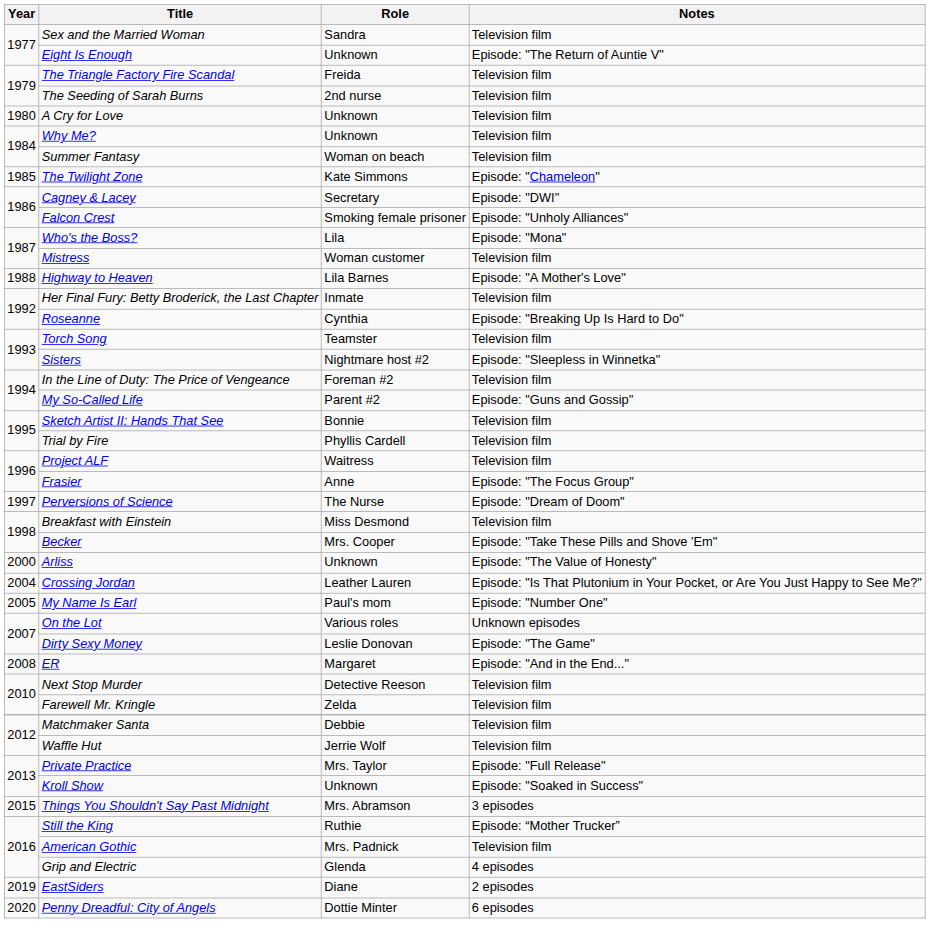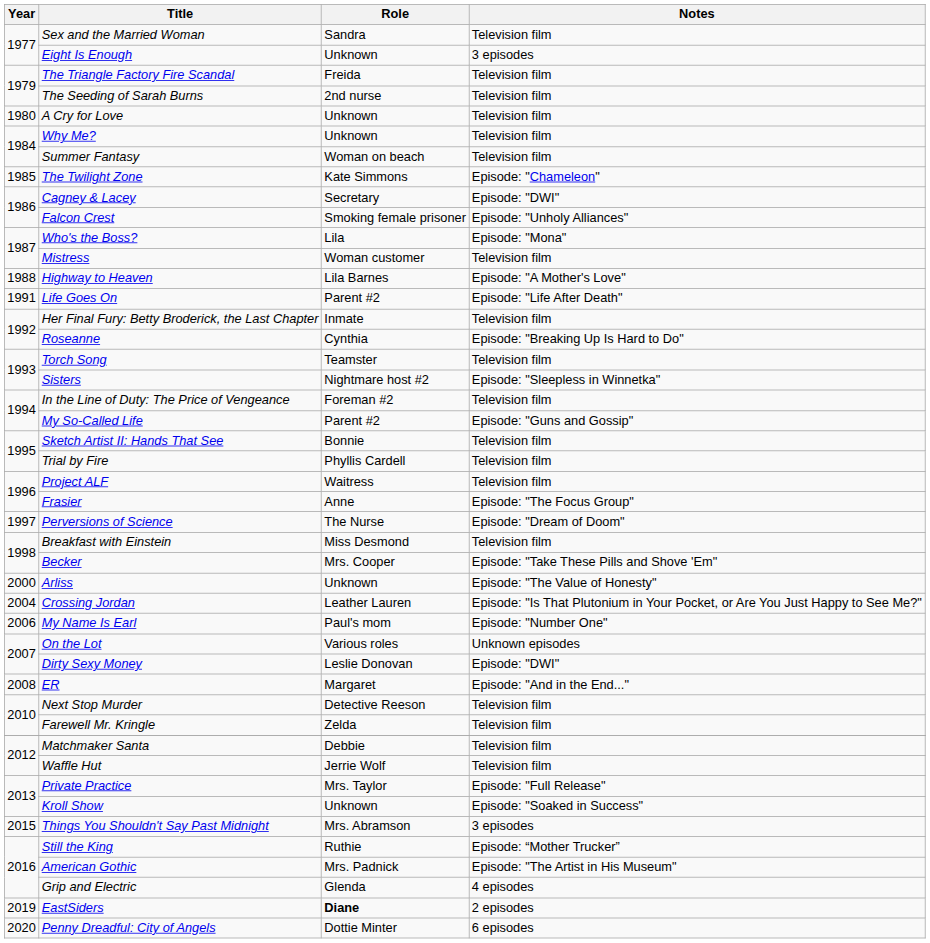(568, 55) Episode: "The Return of Auntie V" -> (503, 55) 3 episodes
+ row: (79, 298)
(22, 603) 2005 -> (22, 623) 2006
(533, 643) Episode: "The Game" -> (516, 664) Episode: "DWI"
(512, 846) Television film -> (574, 867) Episode: "The Artist in His Museum"
(341, 887) normal -> (342, 907) bold
